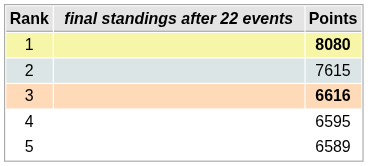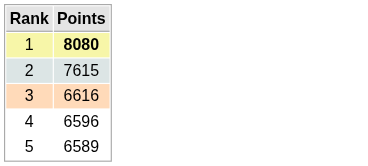- column: (179, 18)
(333, 96) bold -> (81, 96) normal
(333, 122) 6595 -> (81, 122) 6596
